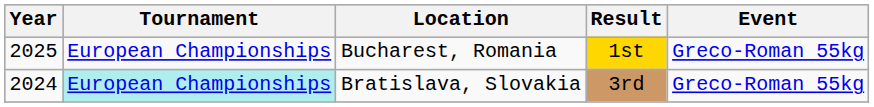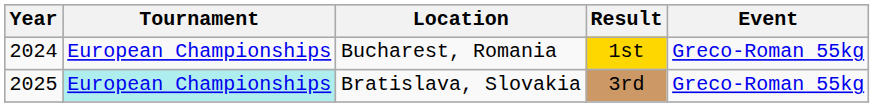(34, 54) 2025 -> (34, 54) 2024
(34, 86) 2024 -> (34, 86) 2025
